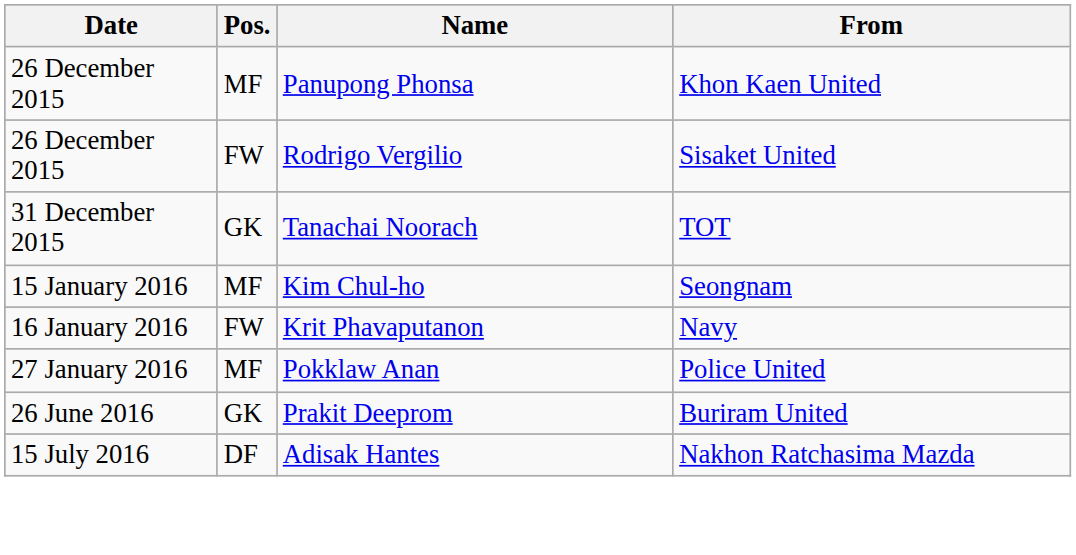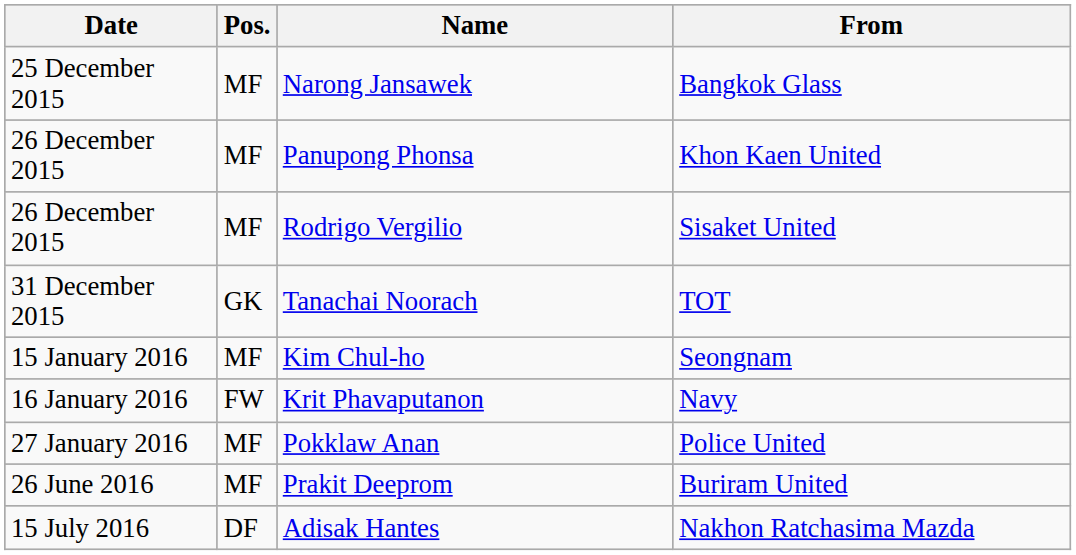+ row: (377, 83)
(244, 155) FW -> (243, 227) MF
(243, 412) GK -> (243, 484) MF
